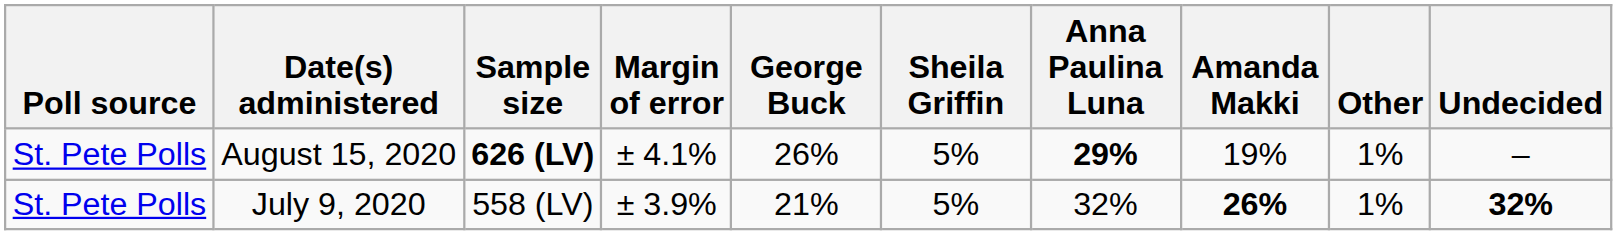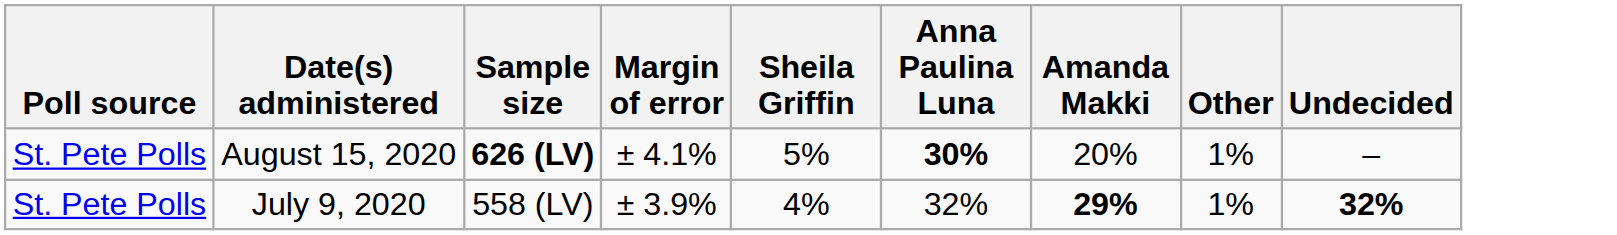- column: (806, 85)
(1105, 154) 29% -> (956, 154) 30%
(1255, 154) 19% -> (1105, 154) 20%
(956, 205) 5% -> (806, 205) 4%
(1255, 205) 26% -> (1105, 205) 29%
